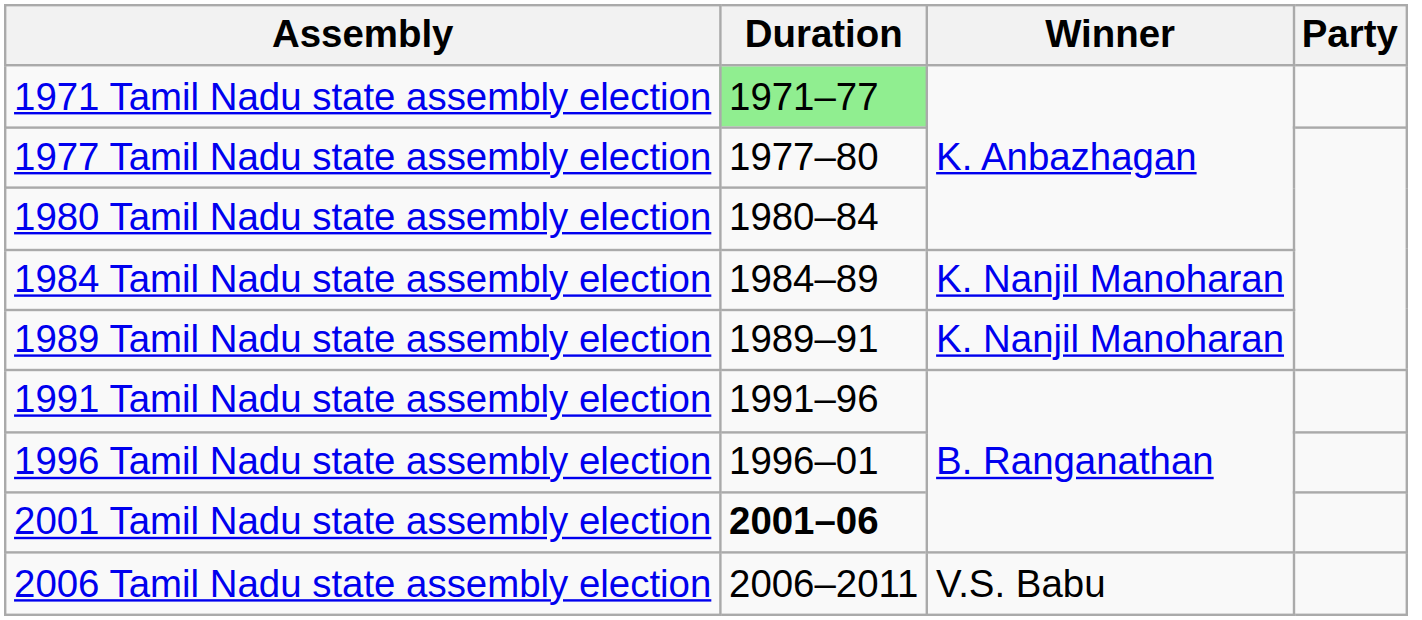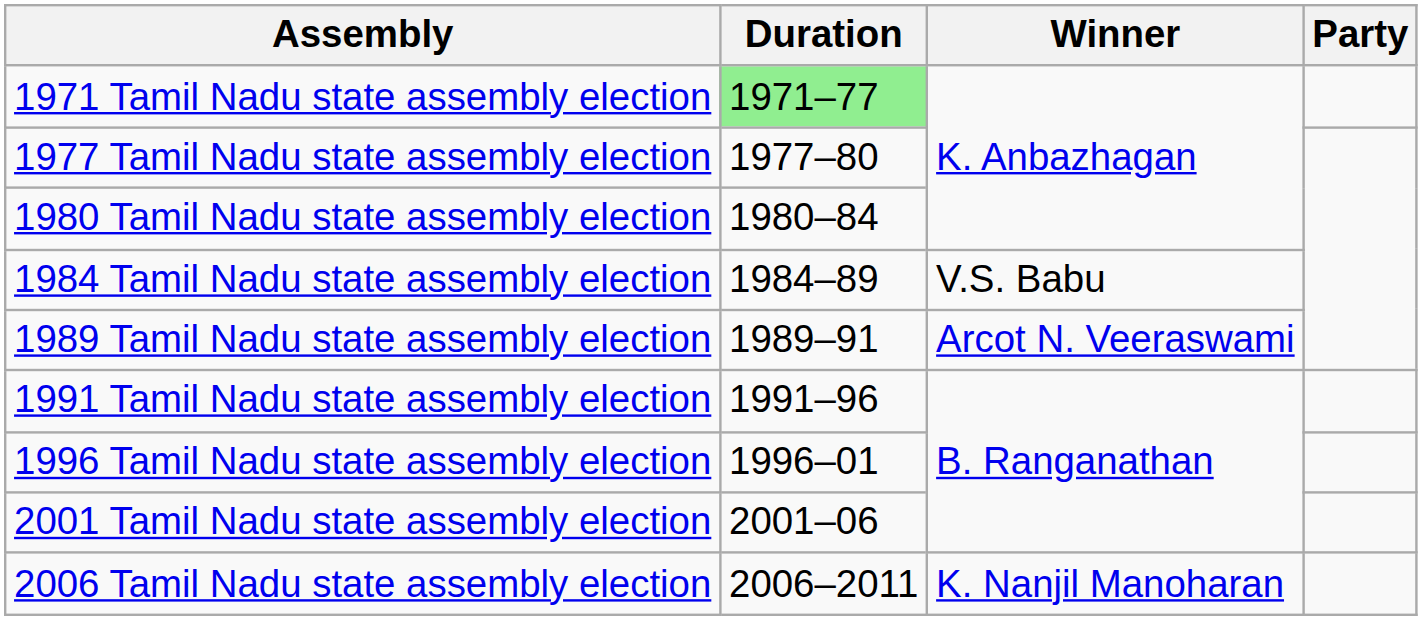(1110, 278) K. Nanjil Manoharan -> (1021, 278) V.S. Babu
(1110, 339) K. Nanjil Manoharan -> (1115, 339) Arcot N. Veeraswami
(804, 522) bold -> (804, 522) normal
(1021, 583) V.S. Babu -> (1110, 583) K. Nanjil Manoharan
